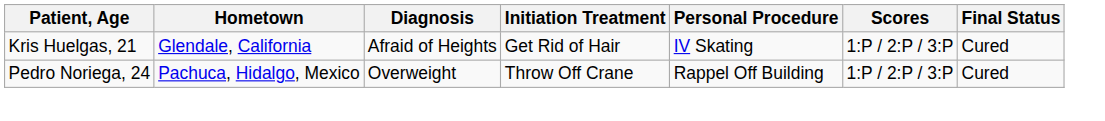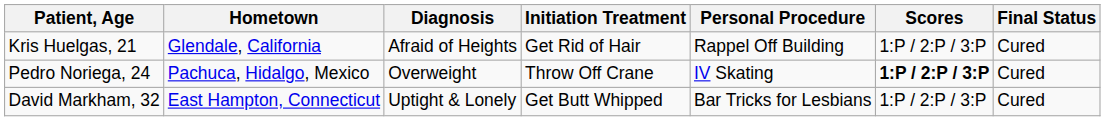(713, 45) IV Skating -> (769, 45) Rappel Off Building
(749, 73) Rappel Off Building -> (734, 73) IV Skating
(900, 73) normal -> (934, 73) bold
+ row: (84, 101)
